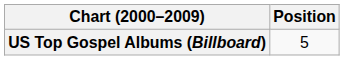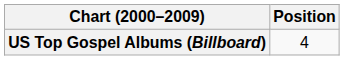(305, 42) 5 -> (305, 42) 4
